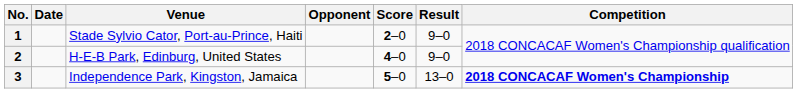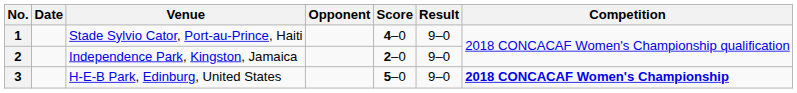(395, 35) 2–0 -> (395, 35) 4–0
(175, 56) H-E-B Park, Edinburg, United States -> (183, 56) Independence Park, Kingston, Jamaica
(395, 56) 4–0 -> (395, 56) 2–0
(183, 77) Independence Park, Kingston, Jamaica -> (175, 77) H-E-B Park, Edinburg, United States
(439, 77) 13–0 -> (439, 77) 9–0
